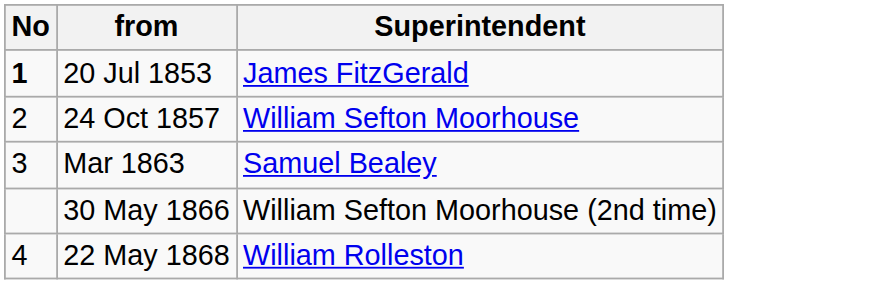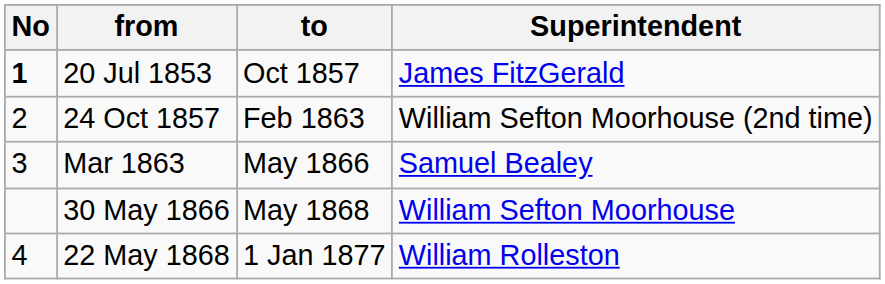+ column: (314, 27)
(411, 118) William Sefton Moorhouse -> (636, 118) William Sefton Moorhouse (2nd time)
(480, 210) William Sefton Moorhouse (2nd time) -> (567, 210) William Sefton Moorhouse
